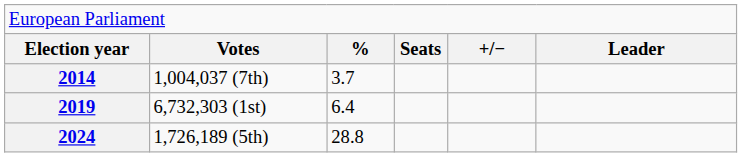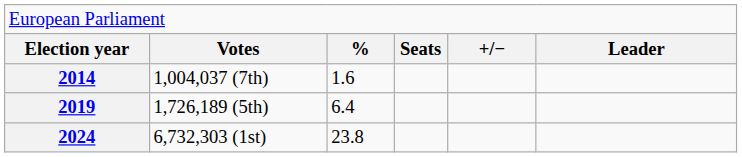(343, 78) 3.7 -> (343, 78) 1.6
(210, 107) 6,732,303 (1st) -> (211, 107) 1,726,189 (5th)
(211, 136) 1,726,189 (5th) -> (210, 136) 6,732,303 (1st)
(348, 136) 28.8 -> (348, 136) 23.8
